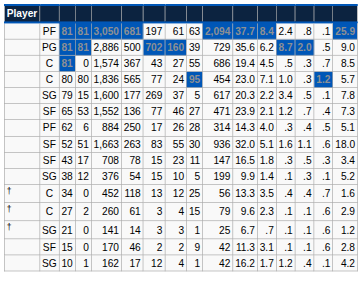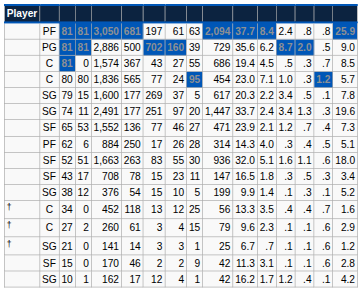(326, 31) .1 -> (326, 31) .8
+ row: (49, 112)
